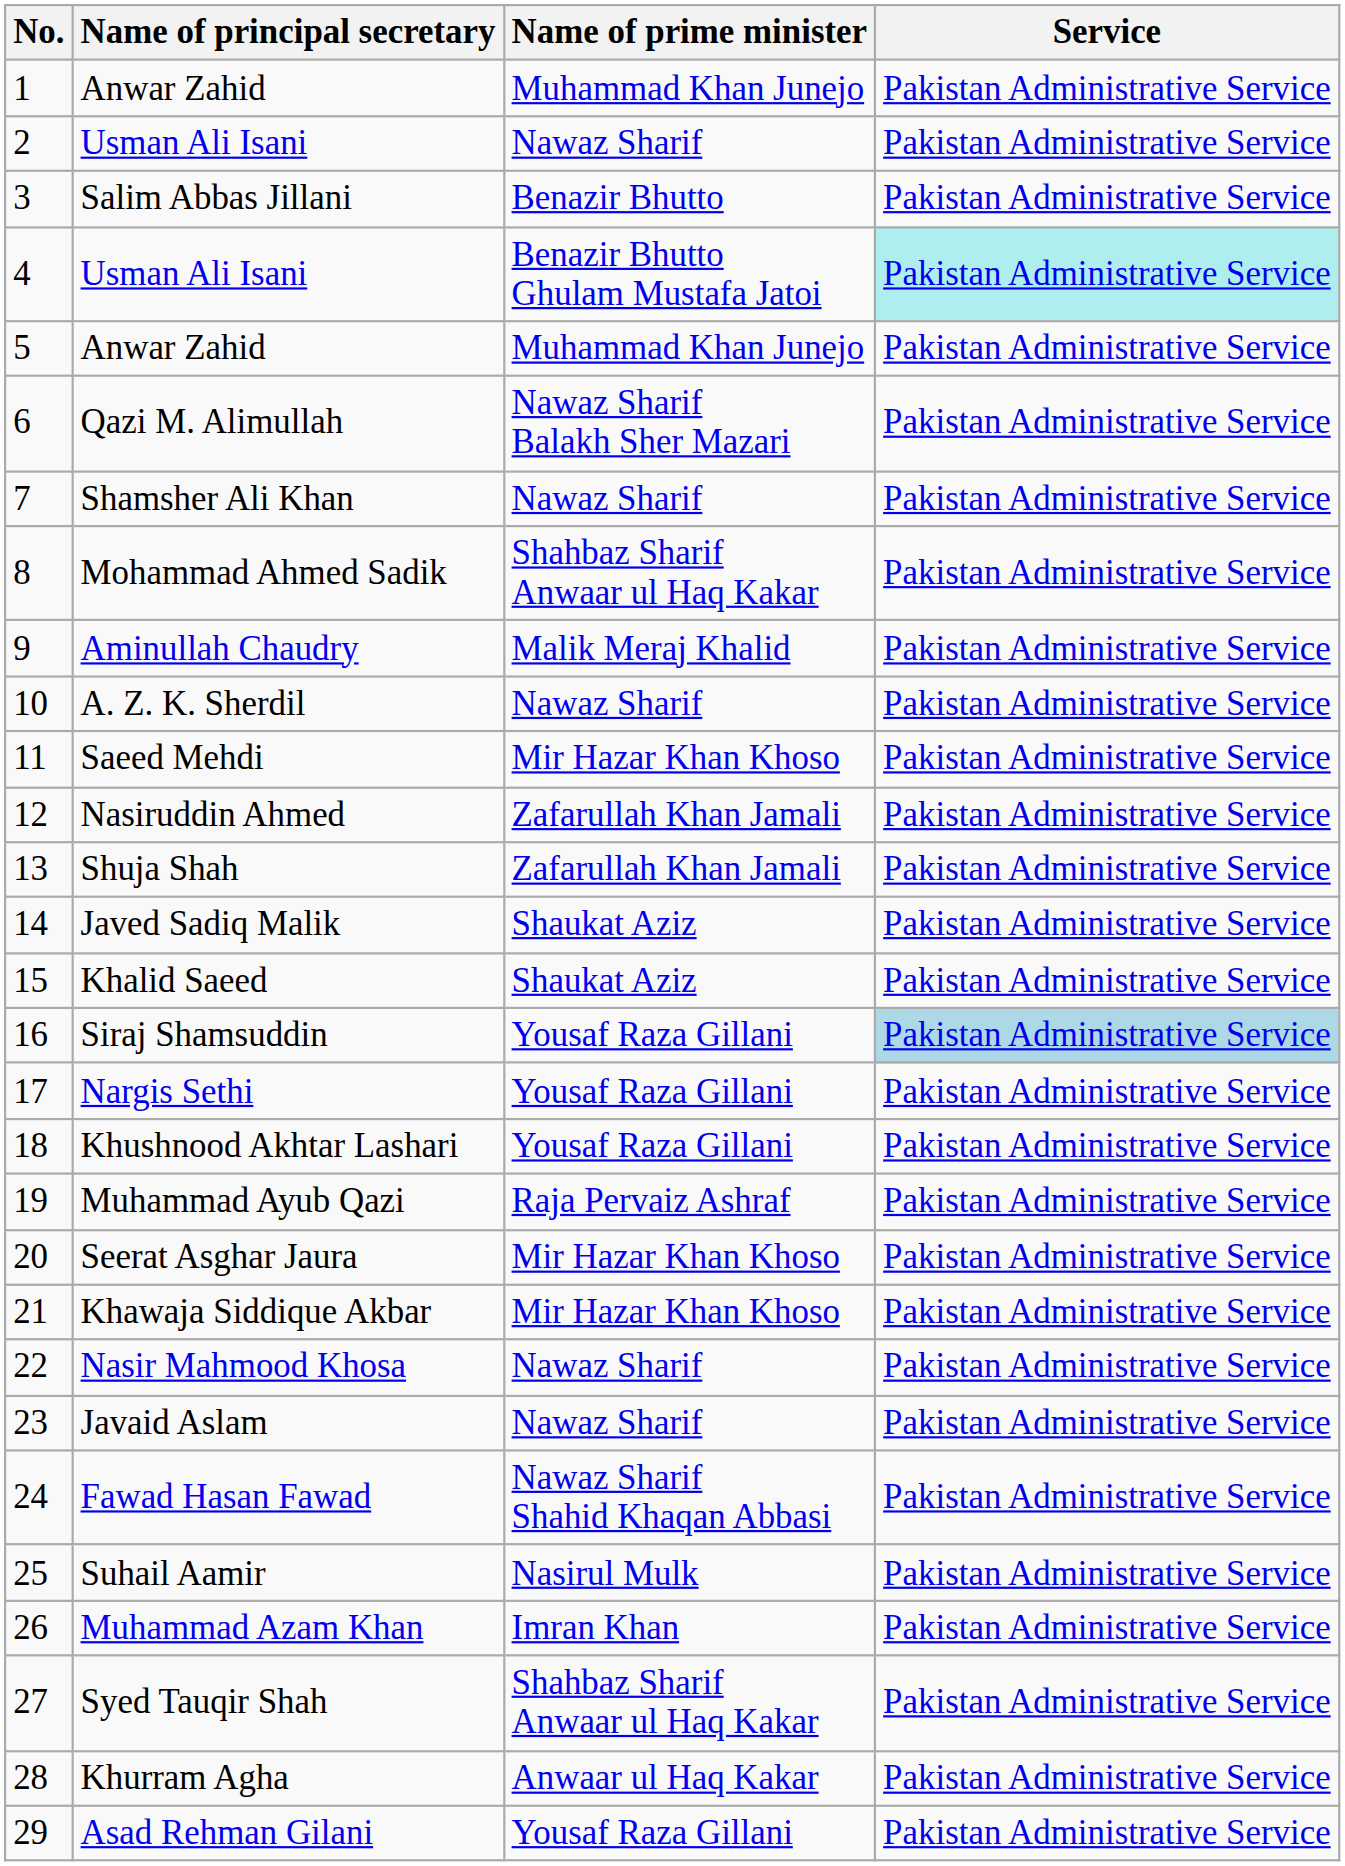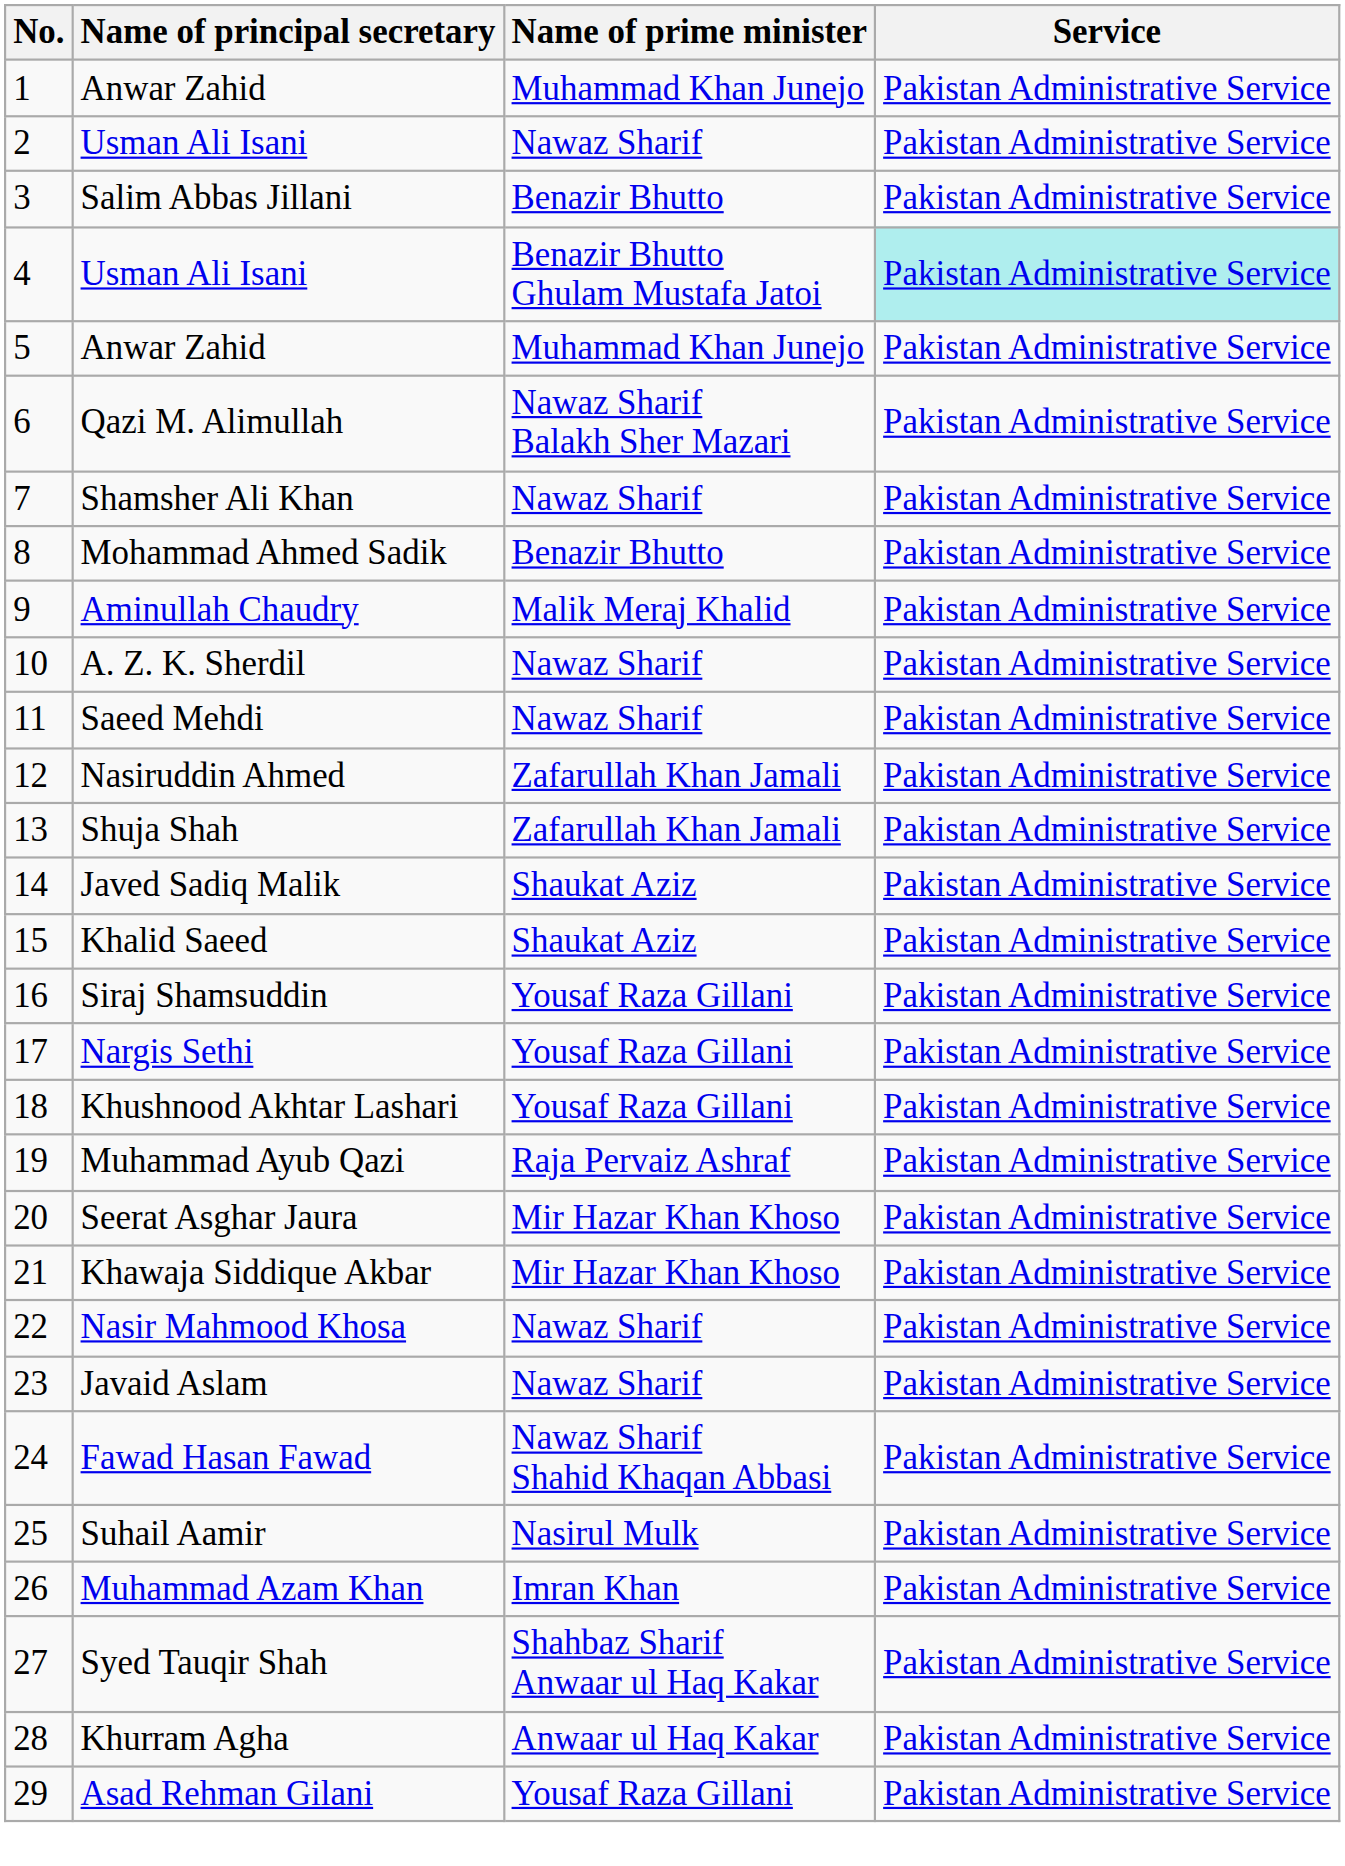(665, 572) Shahbaz Sharif Anwaar ul Haq Kakar -> (618, 553) Benazir Bhutto
(676, 758) Mir Hazar Khan Khoso -> (607, 719) Nawaz Sharif
(1107, 1034) lightblue background -> (1107, 995) no background
